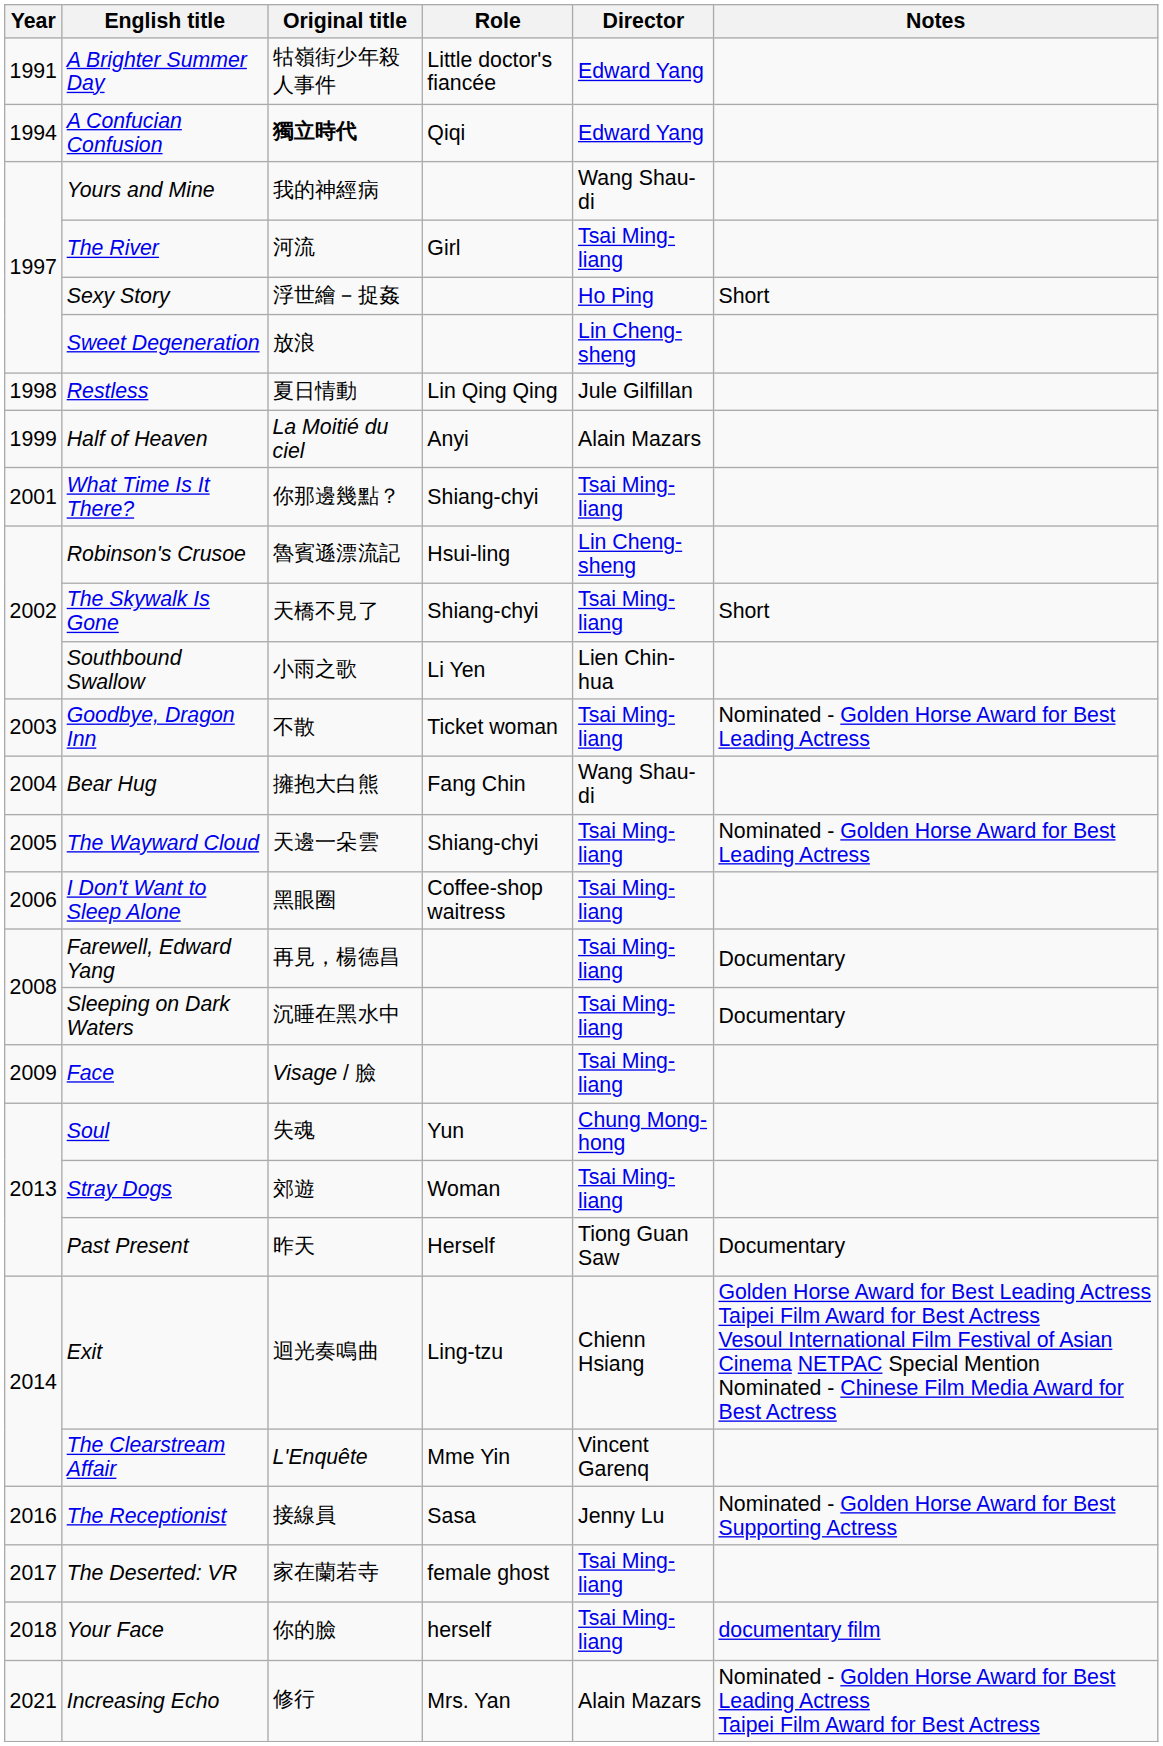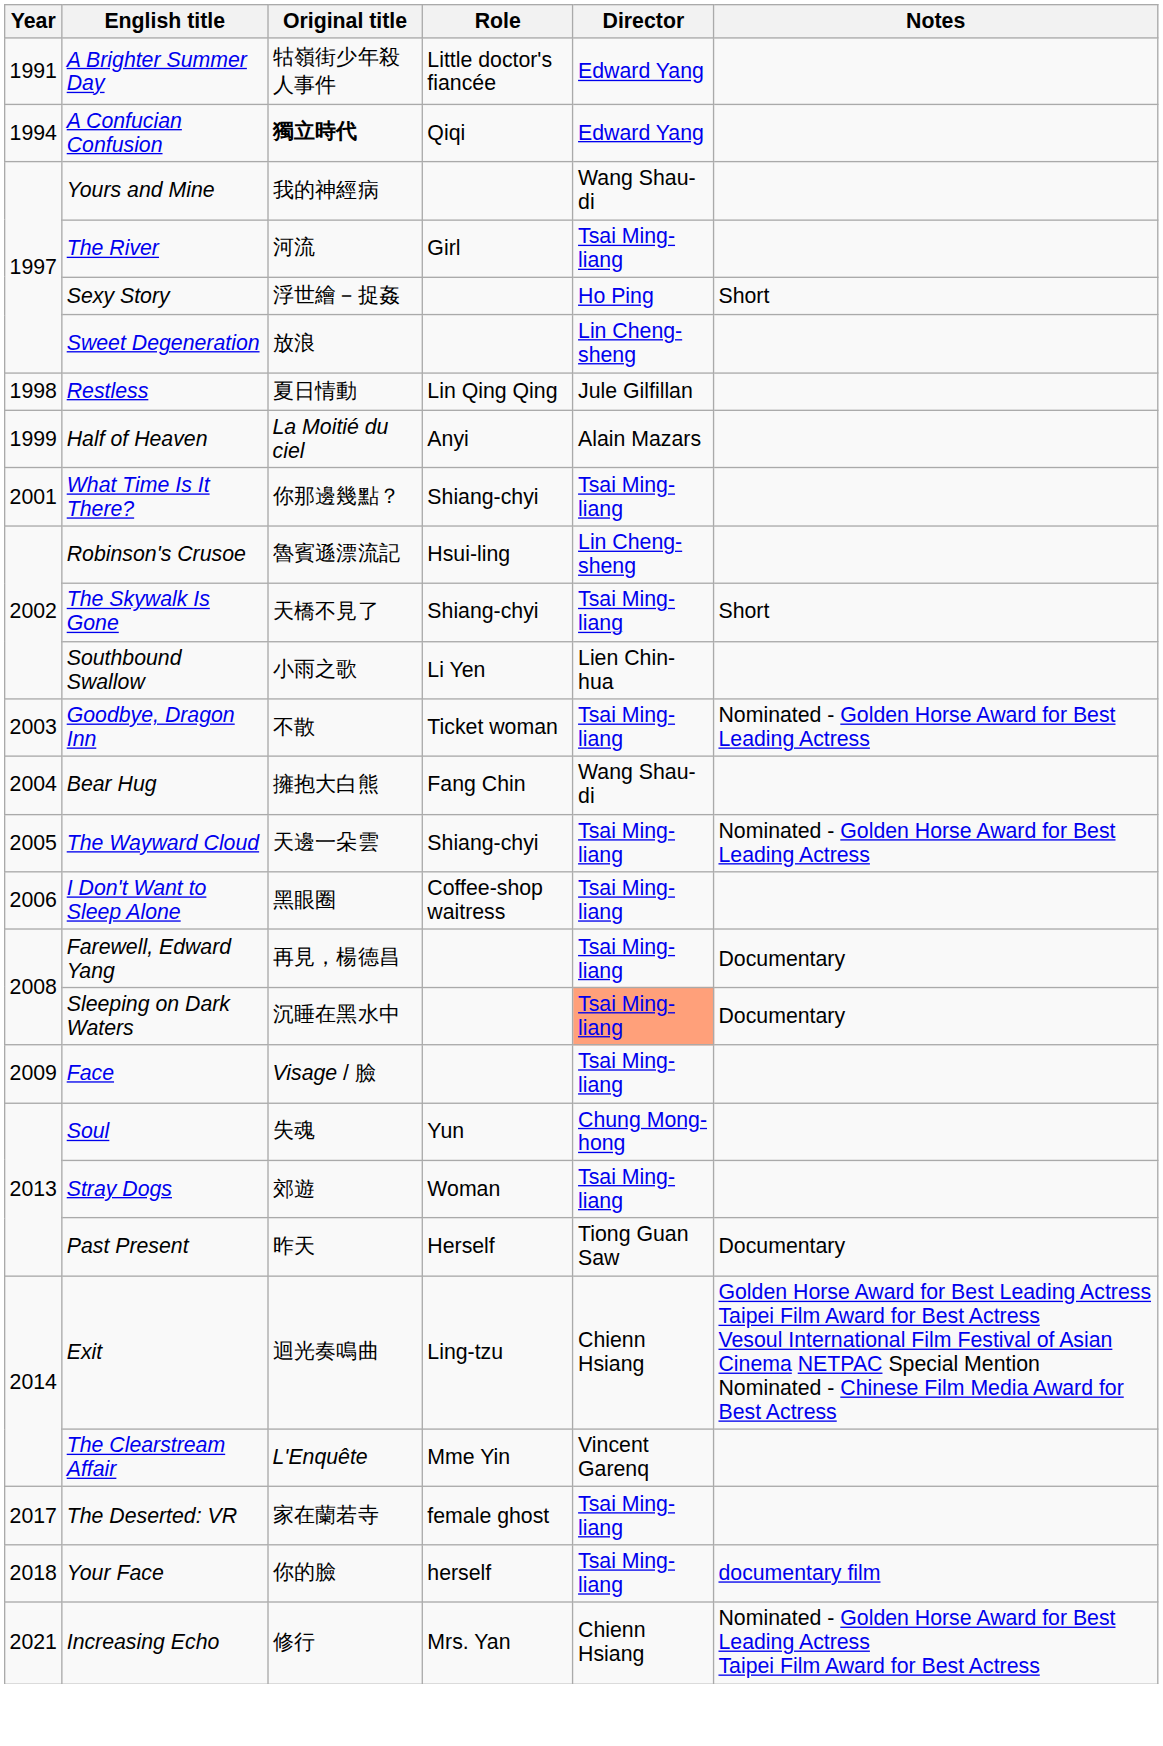(627, 1015) no background -> (627, 1015) lightsalmon background
- row: (147, 1515)
(640, 1700) Alain Mazars -> (612, 1642) Chienn Hsiang
